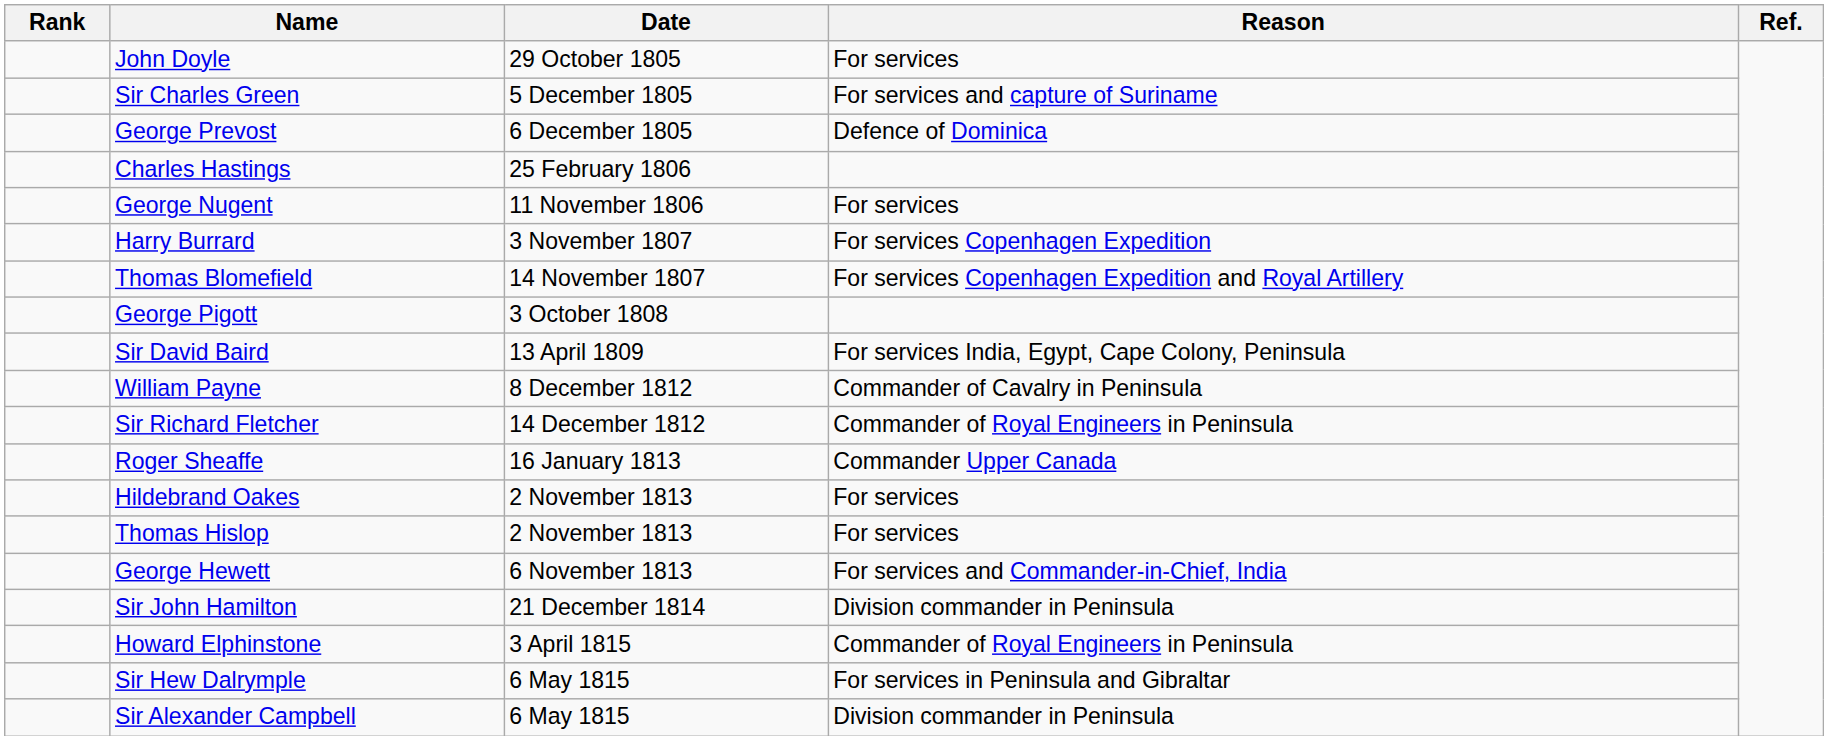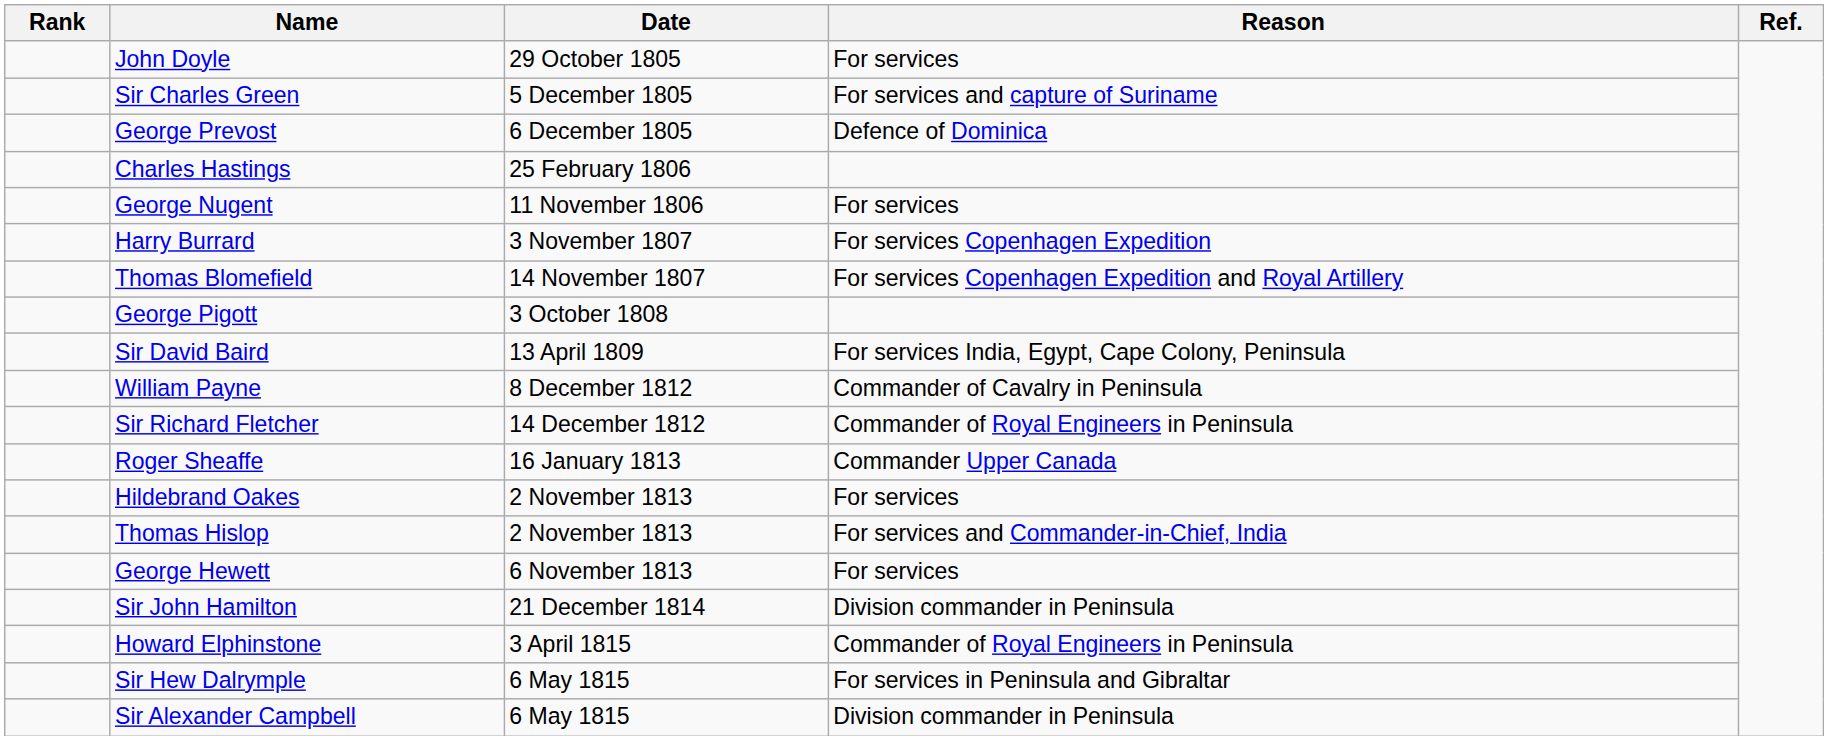(896, 534) For services -> (1060, 534) For services and Commander-in-Chief, India
(1060, 570) For services and Commander-in-Chief, India -> (896, 570) For services
